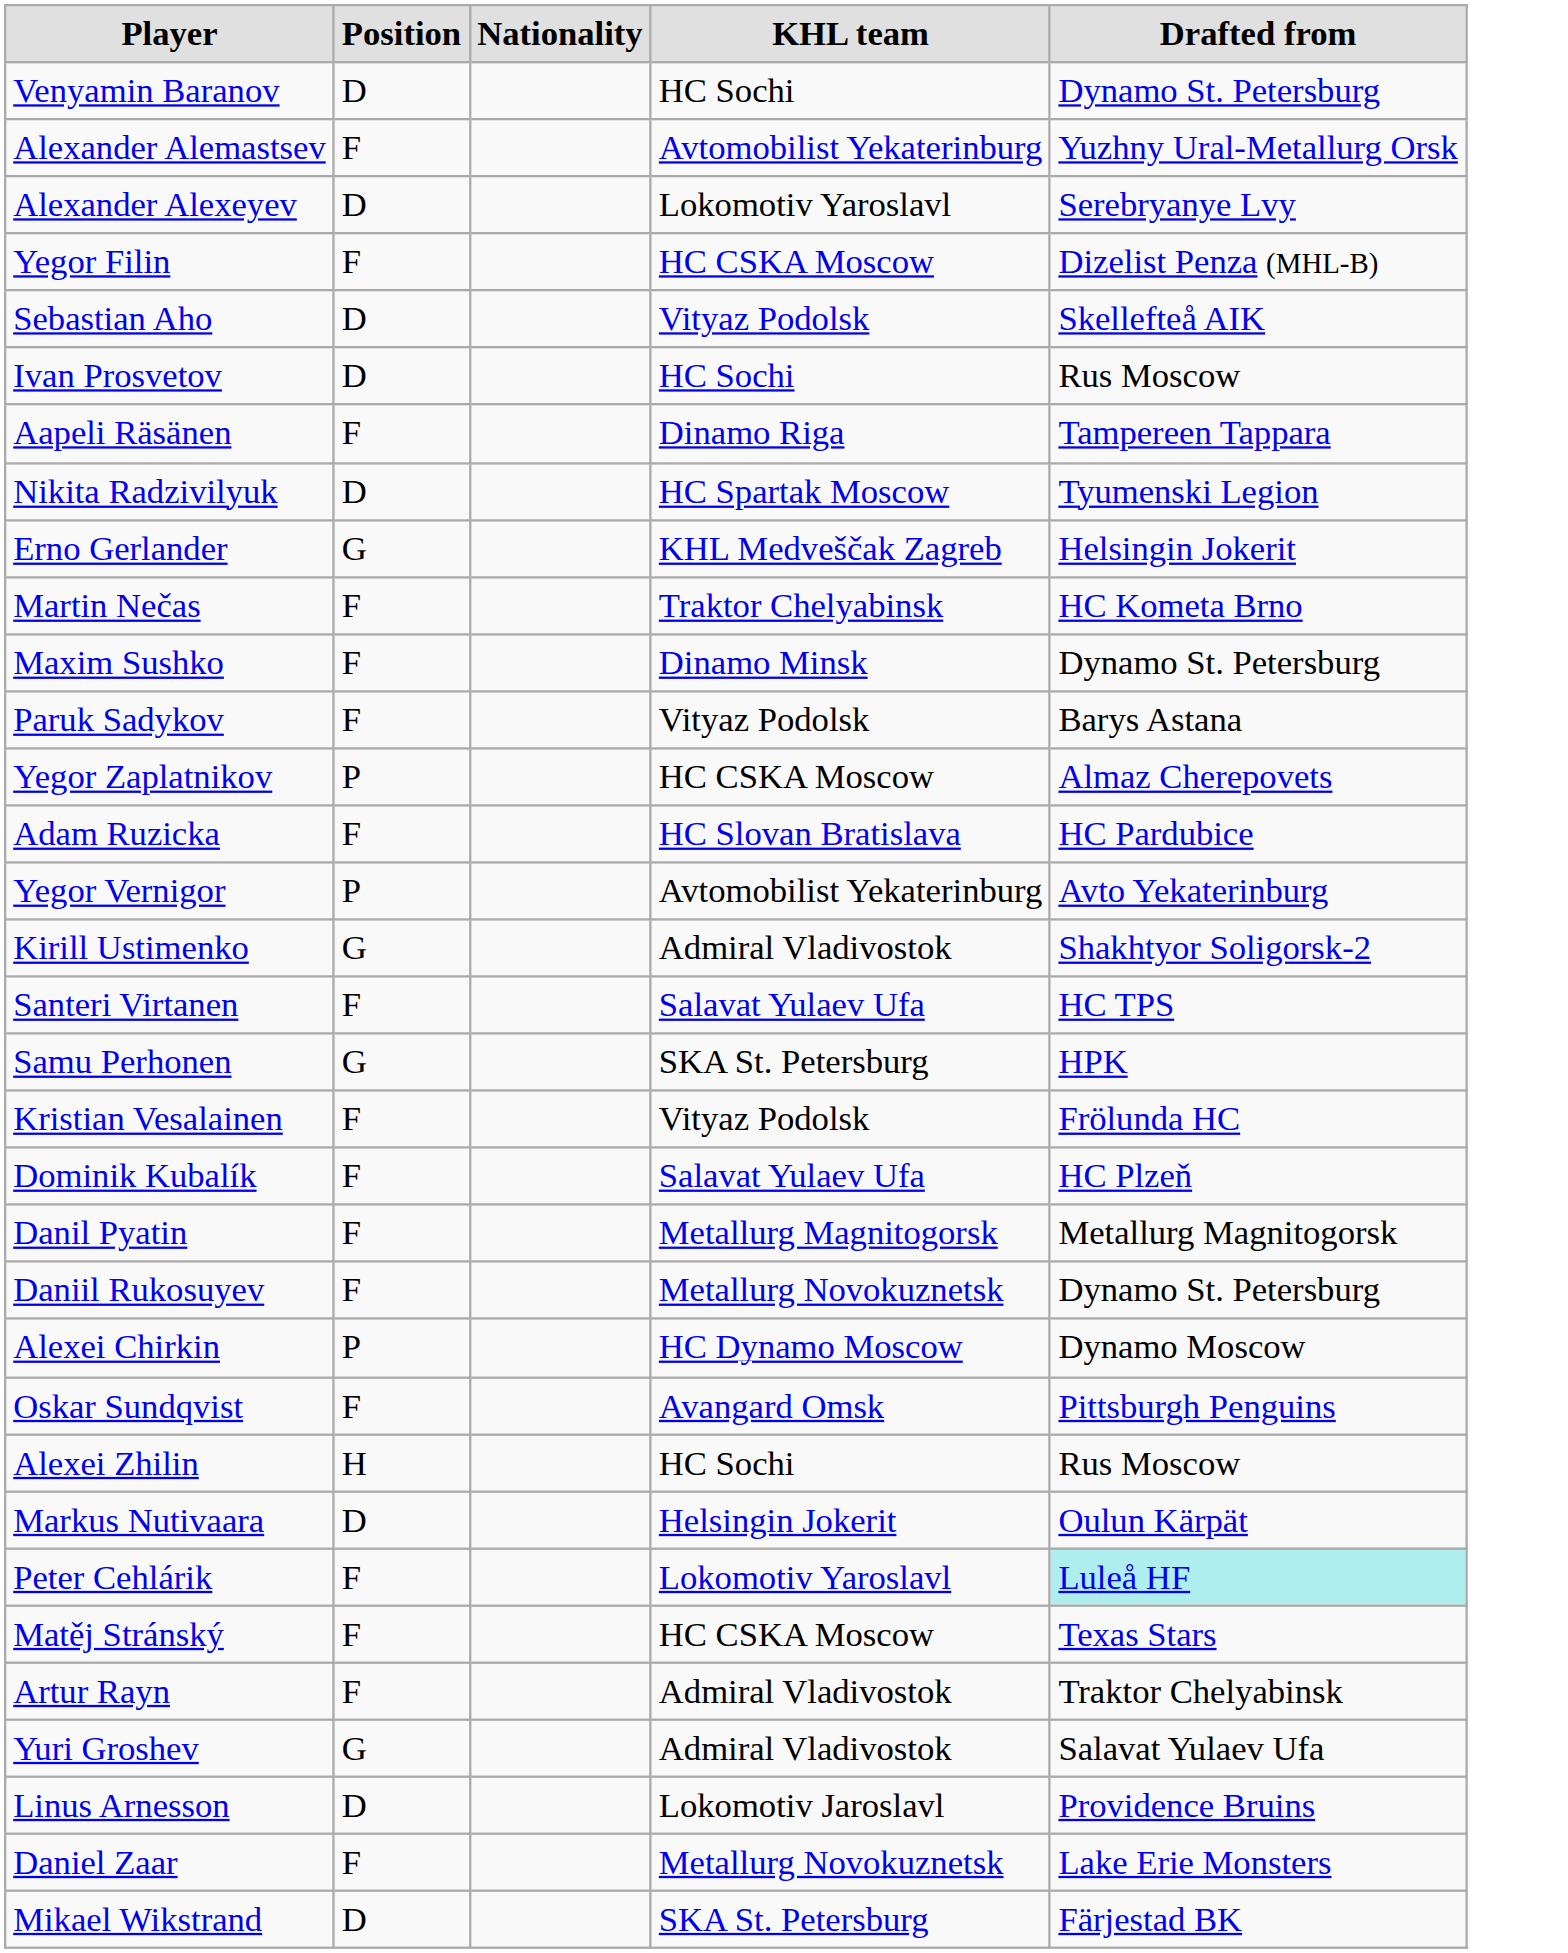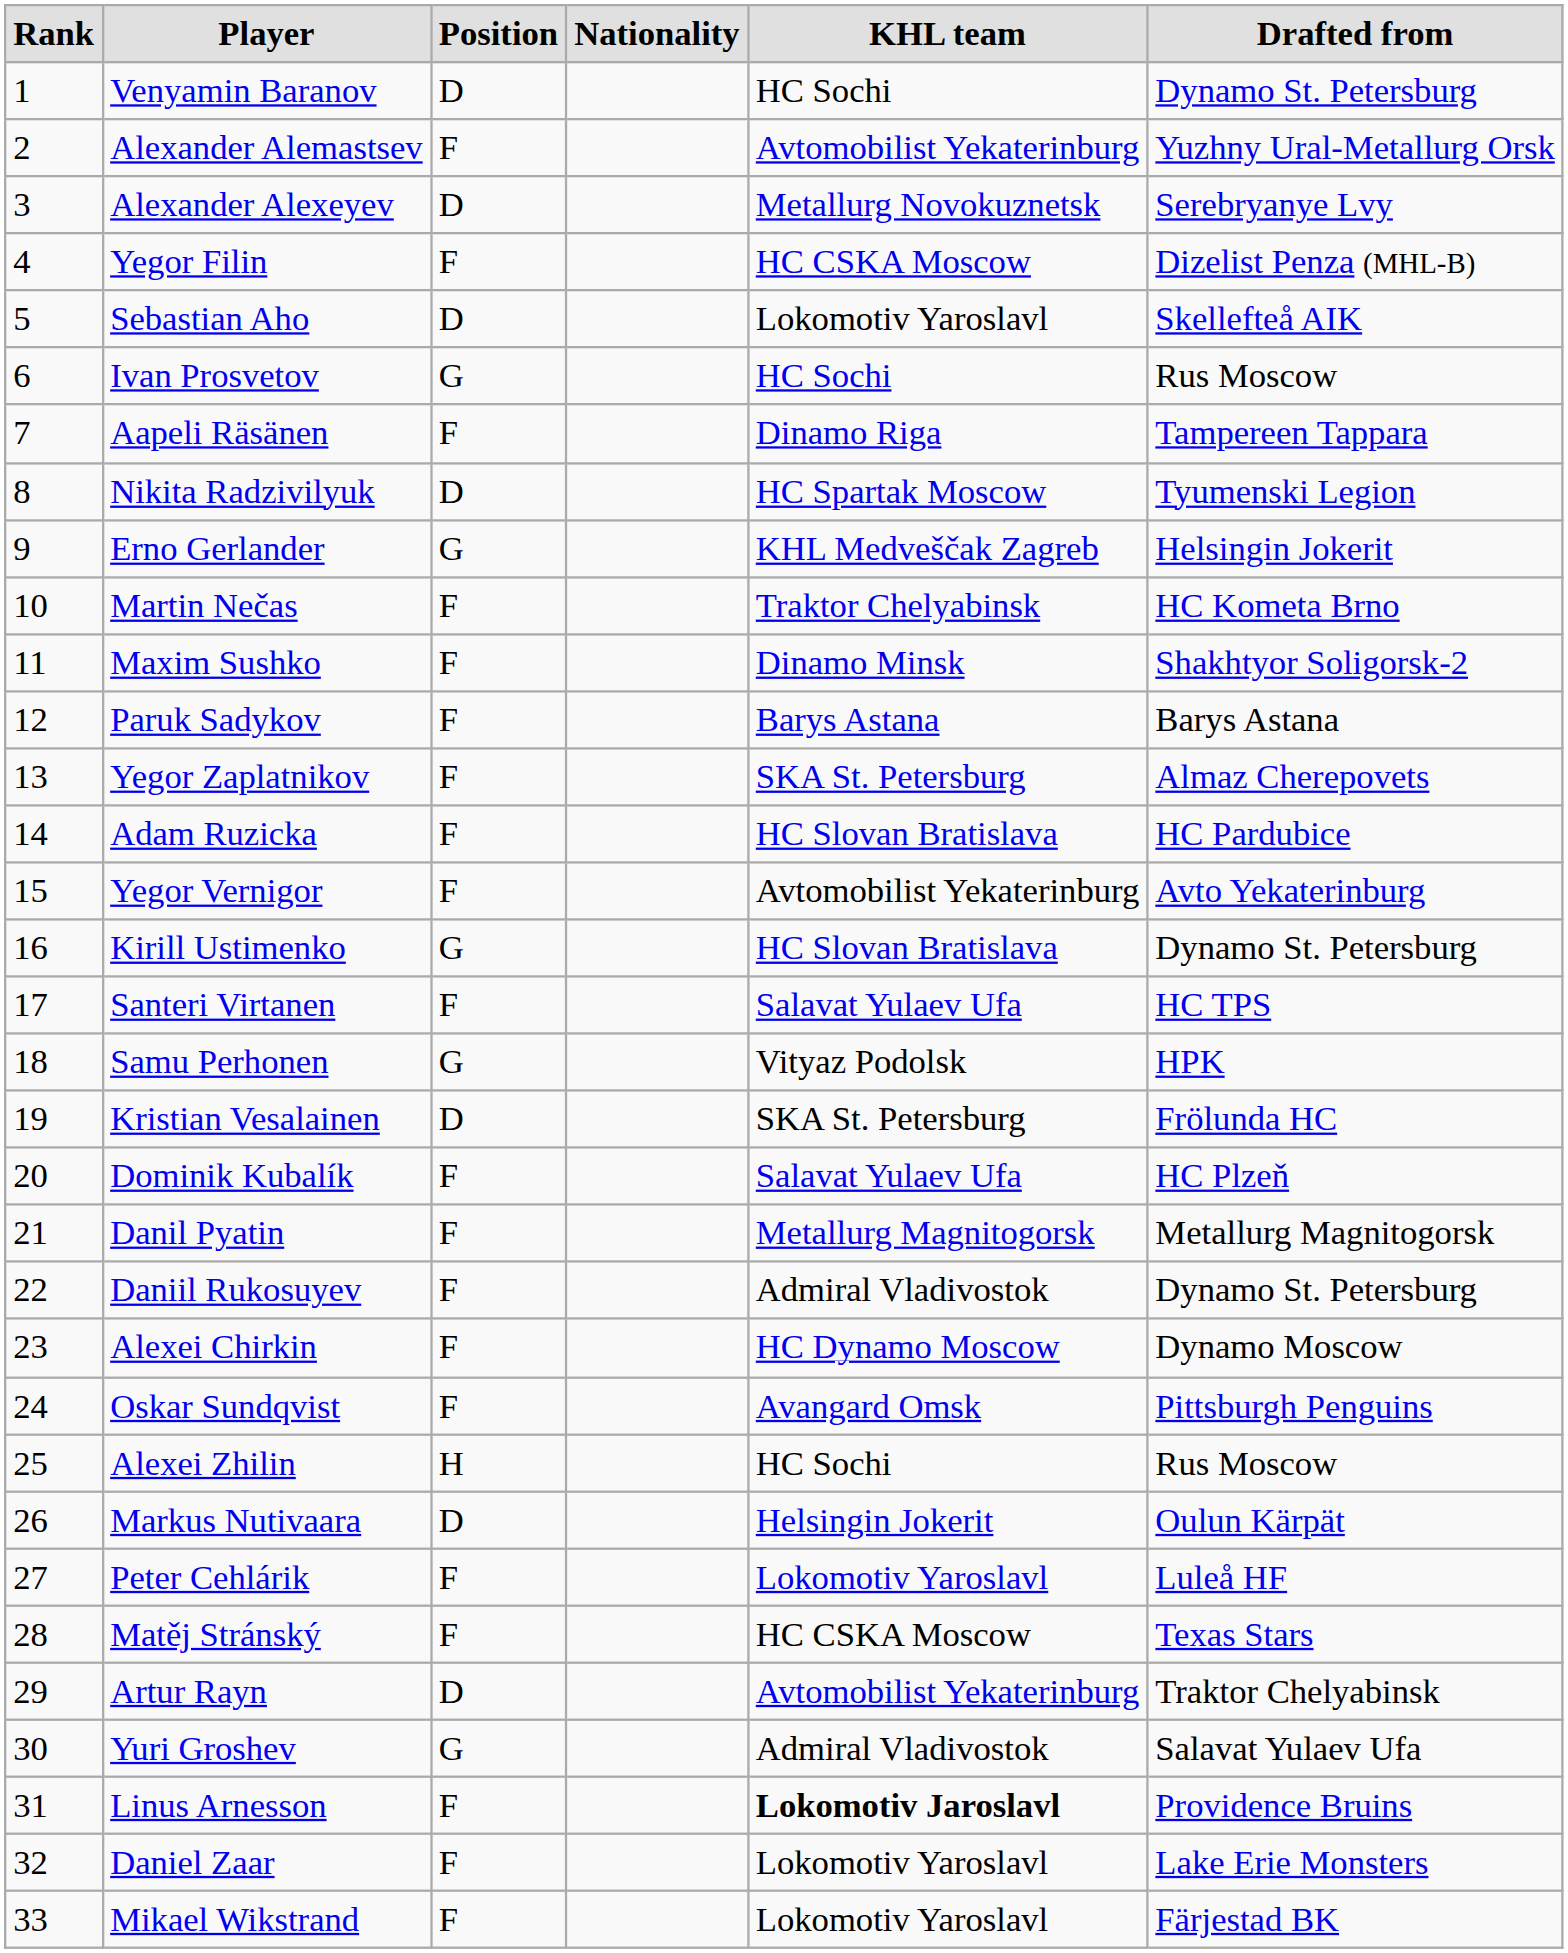+ column: (54, 33)
(805, 204) Lokomotiv Yaroslavl -> (928, 204) Metallurg Novokuznetsk
(764, 318) Vityaz Podolsk -> (902, 318) Lokomotiv Yaroslavl
(354, 376) D -> (451, 376) G
(1219, 661) Dynamo St. Petersburg -> (1312, 661) Shakhtyor Soligorsk-2
(764, 718) Vityaz Podolsk -> (848, 718) Barys Astana
(351, 776) P -> (448, 776) F
(796, 776) HC CSKA Moscow -> (891, 776) SKA St. Petersburg
(351, 890) P -> (448, 890) F
(805, 947) Admiral Vladivostok -> (907, 947) HC Slovan Bratislava
(1215, 947) Shakhtyor Soligorsk-2 -> (1316, 947) Dynamo St. Petersburg
(794, 1061) SKA St. Petersburg -> (861, 1061) Vityaz Podolsk
(351, 1118) F -> (451, 1118) D
(764, 1118) Vityaz Podolsk -> (891, 1118) SKA St. Petersburg
(831, 1290) Metallurg Novokuznetsk -> (902, 1290) Admiral Vladivostok
(351, 1347) P -> (448, 1347) F
(1124, 1576) paleturquoise background -> (1221, 1576) no background
(351, 1690) F -> (451, 1690) D
(805, 1690) Admiral Vladivostok -> (948, 1690) Avtomobilist Yekaterinburg
(354, 1804) D -> (448, 1804) F
(802, 1804) normal -> (908, 1804) bold
(831, 1861) Metallurg Novokuznetsk -> (902, 1861) Lokomotiv Yaroslavl
(354, 1918) D -> (448, 1918) F
(794, 1918) SKA St. Petersburg -> (902, 1918) Lokomotiv Yaroslavl
